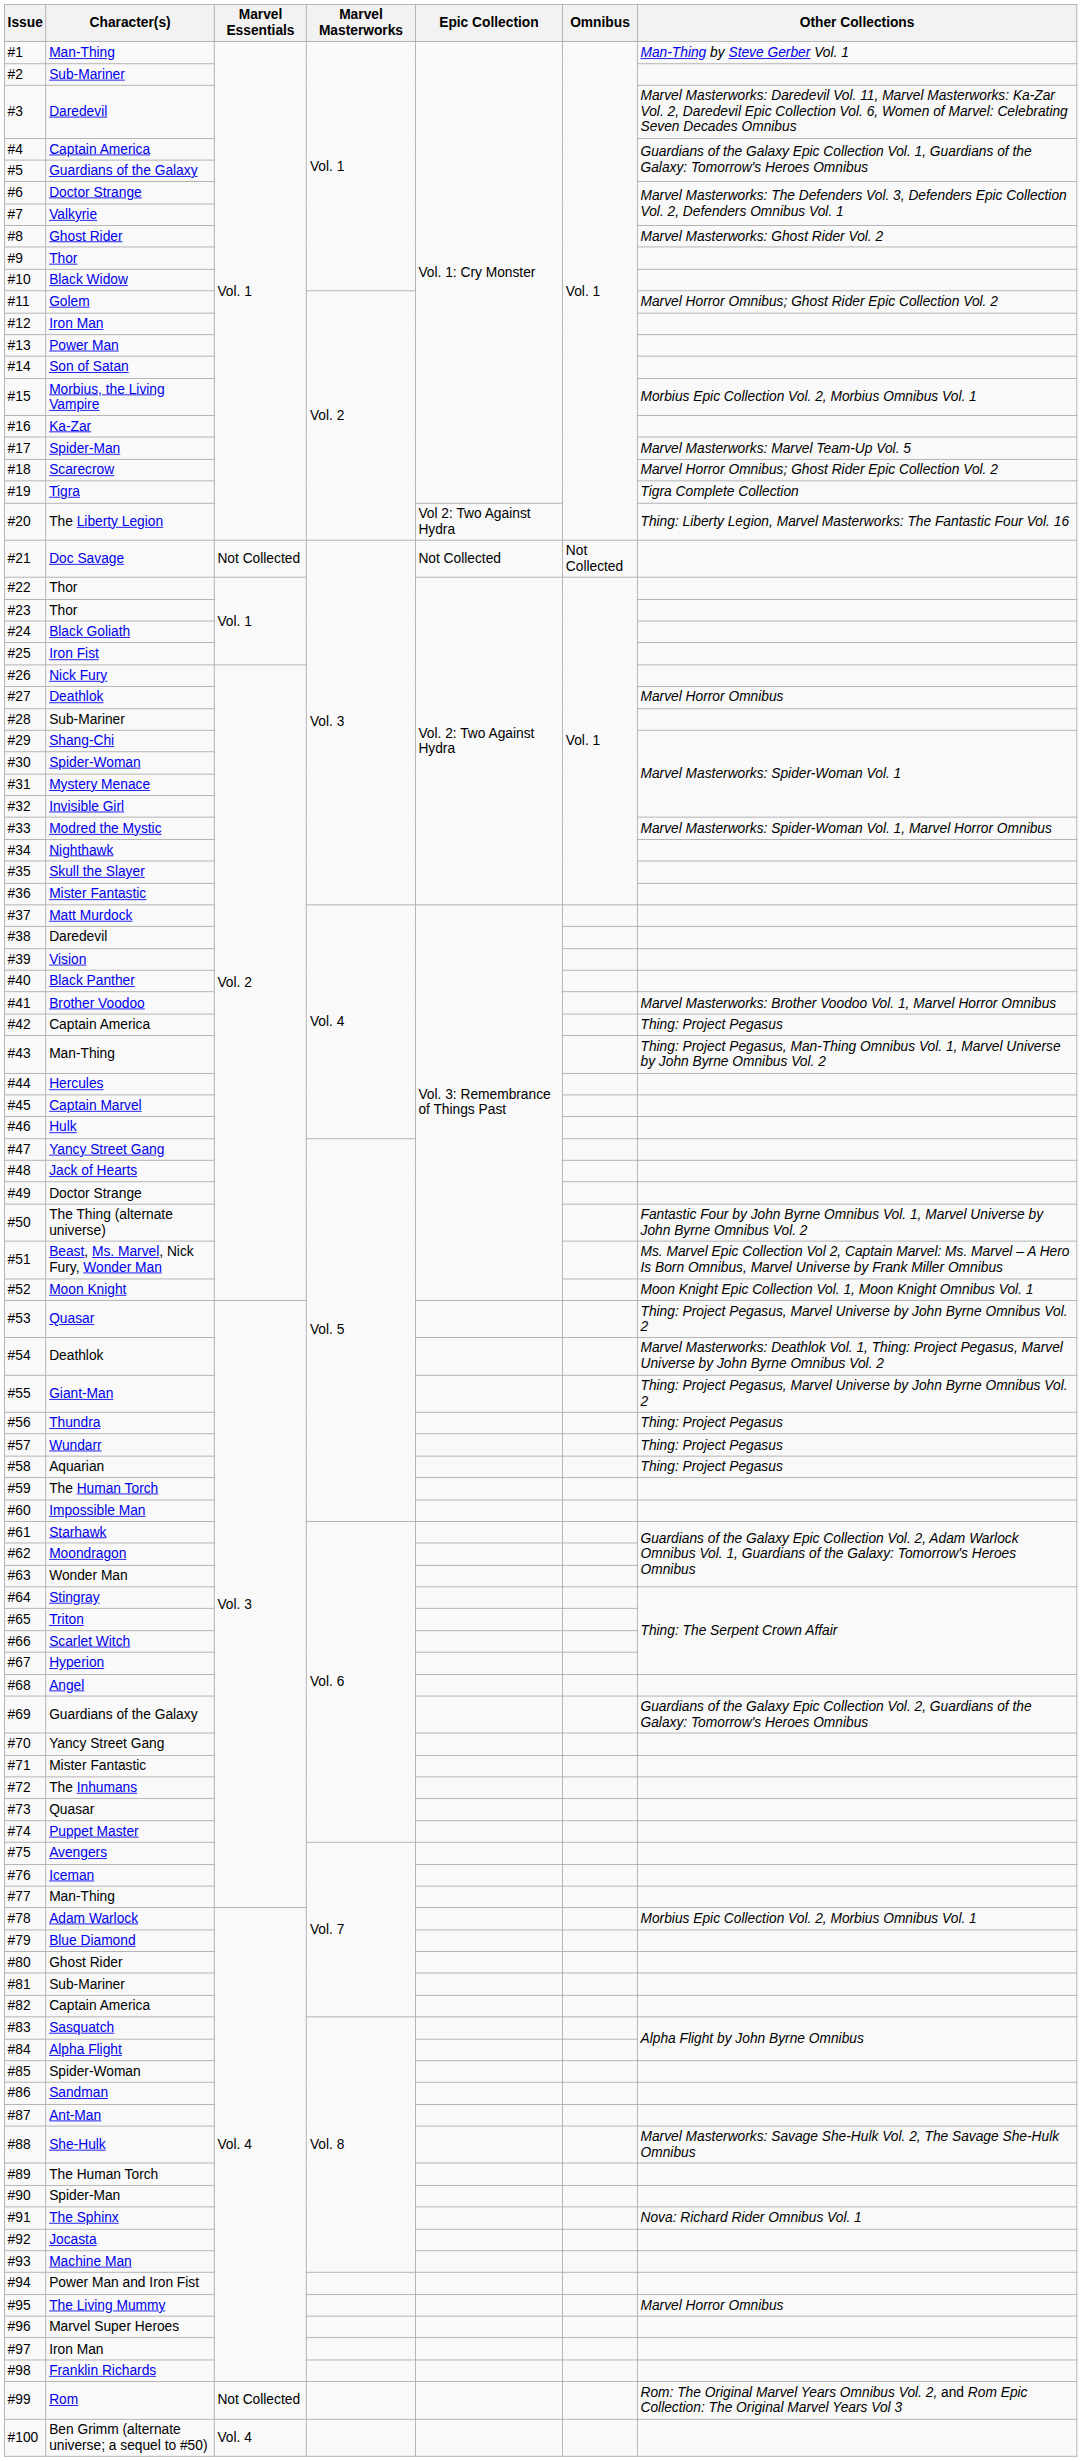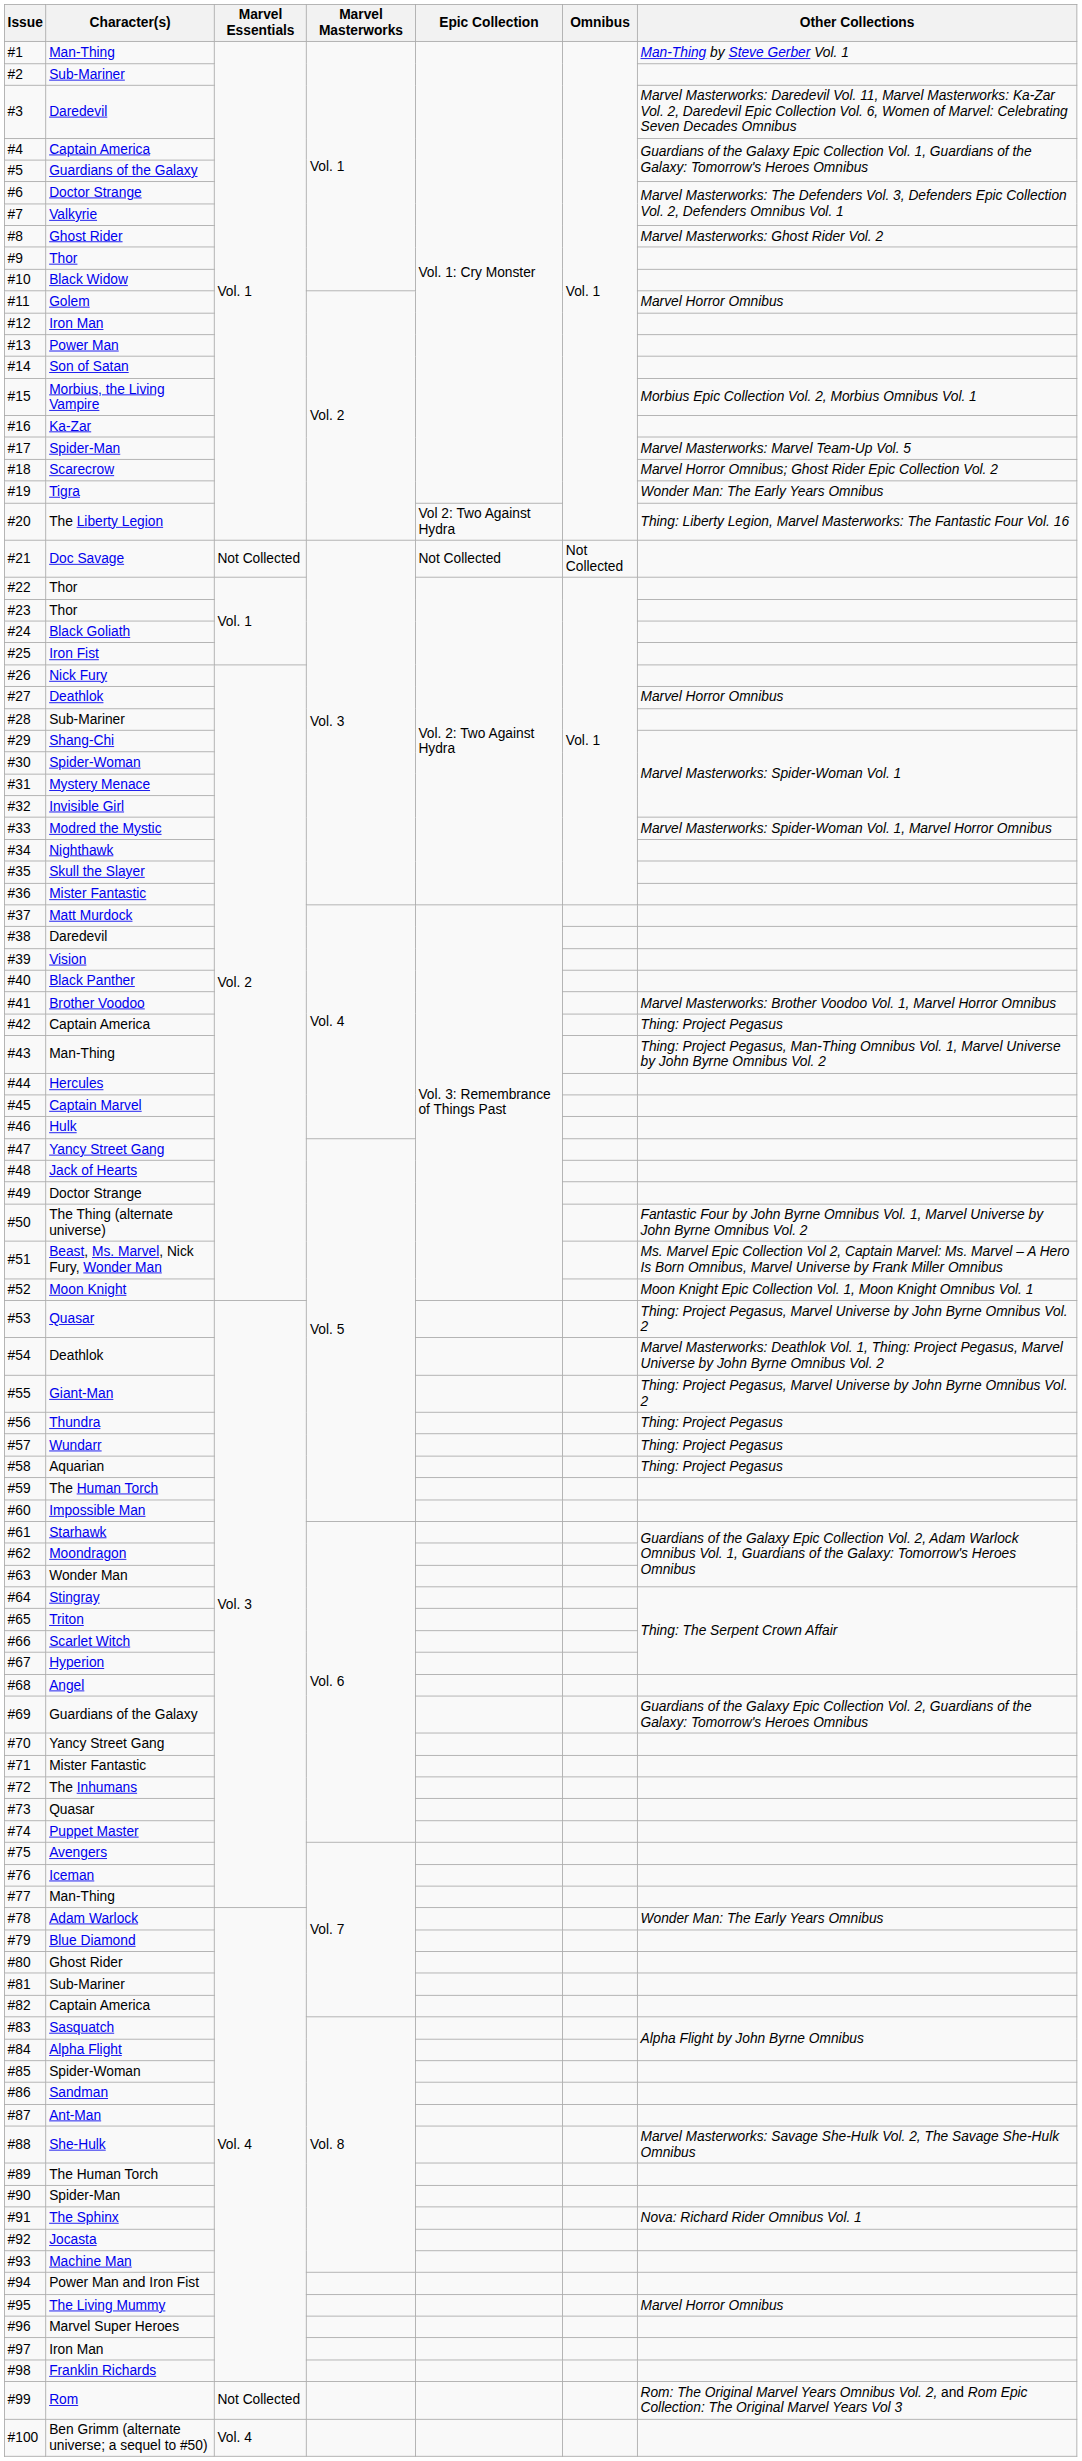(819, 301) Marvel Horror Omnibus; Ghost Rider Epic Collection Vol. 2 -> (712, 301) Marvel Horror Omnibus
(720, 491) Tigra Complete Collection -> (762, 491) Wonder Man: The Early Years Omnibus
(809, 1918) Morbius Epic Collection Vol. 2, Morbius Omnibus Vol. 1 -> (762, 1918) Wonder Man: The Early Years Omnibus
